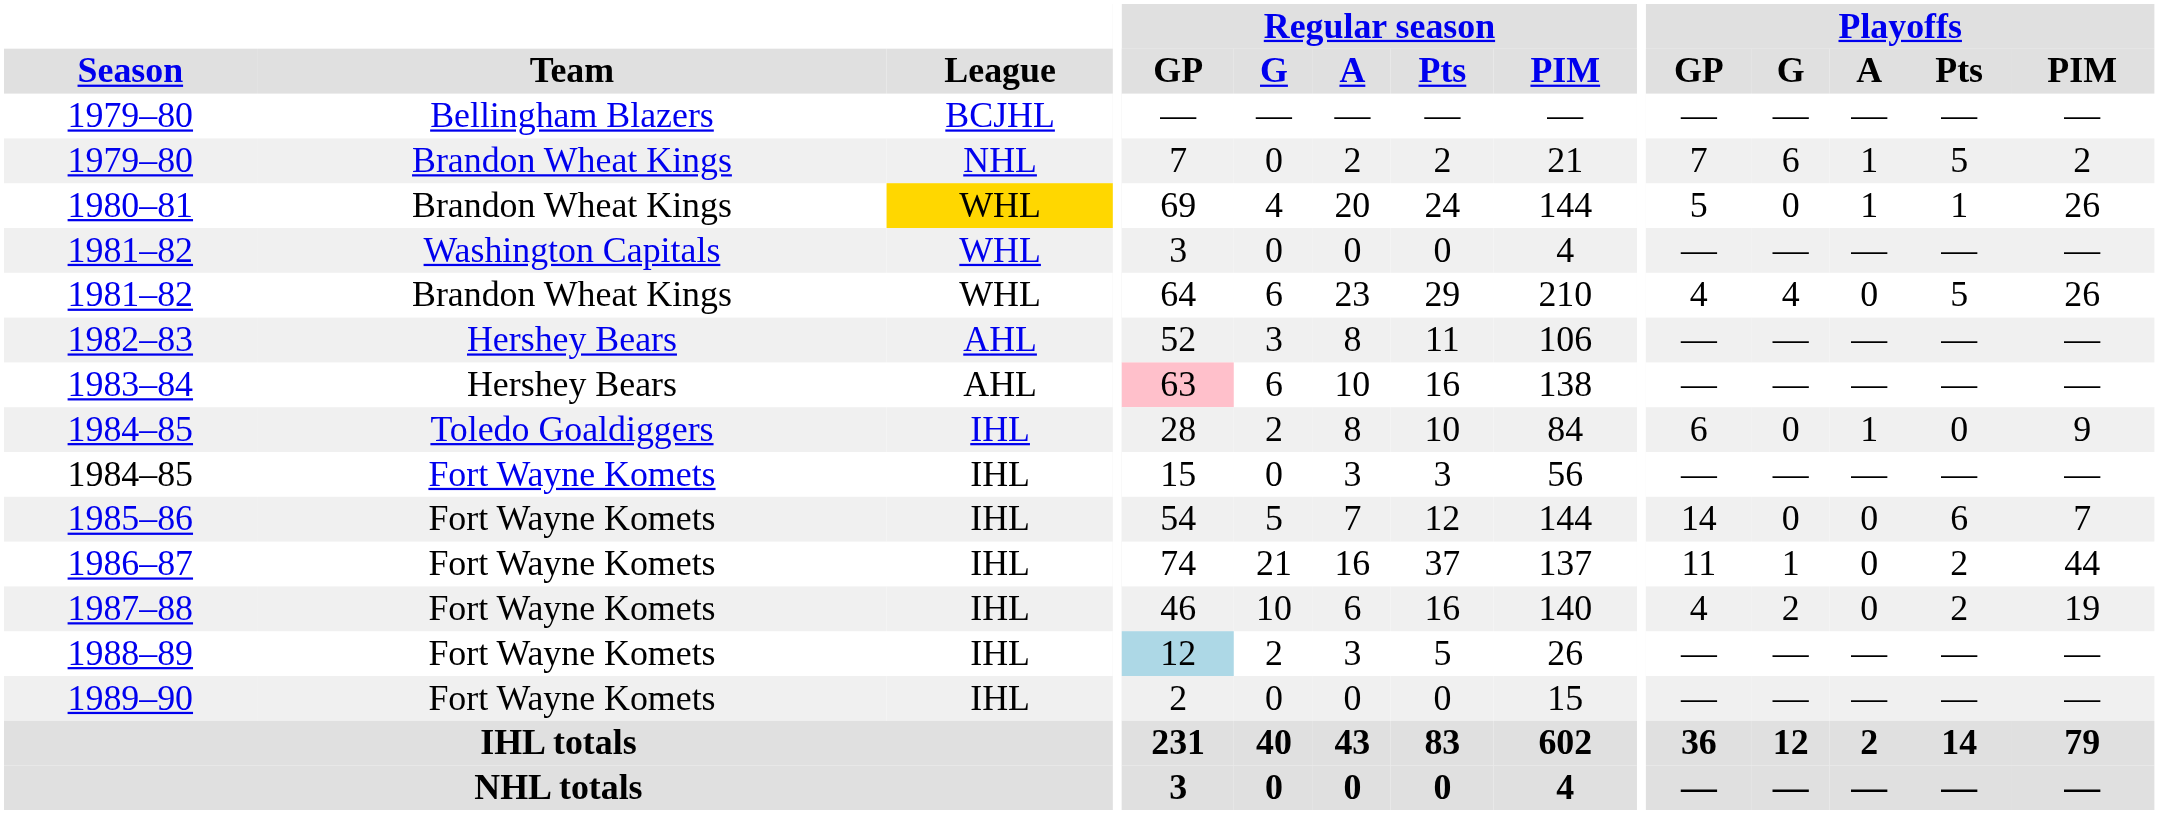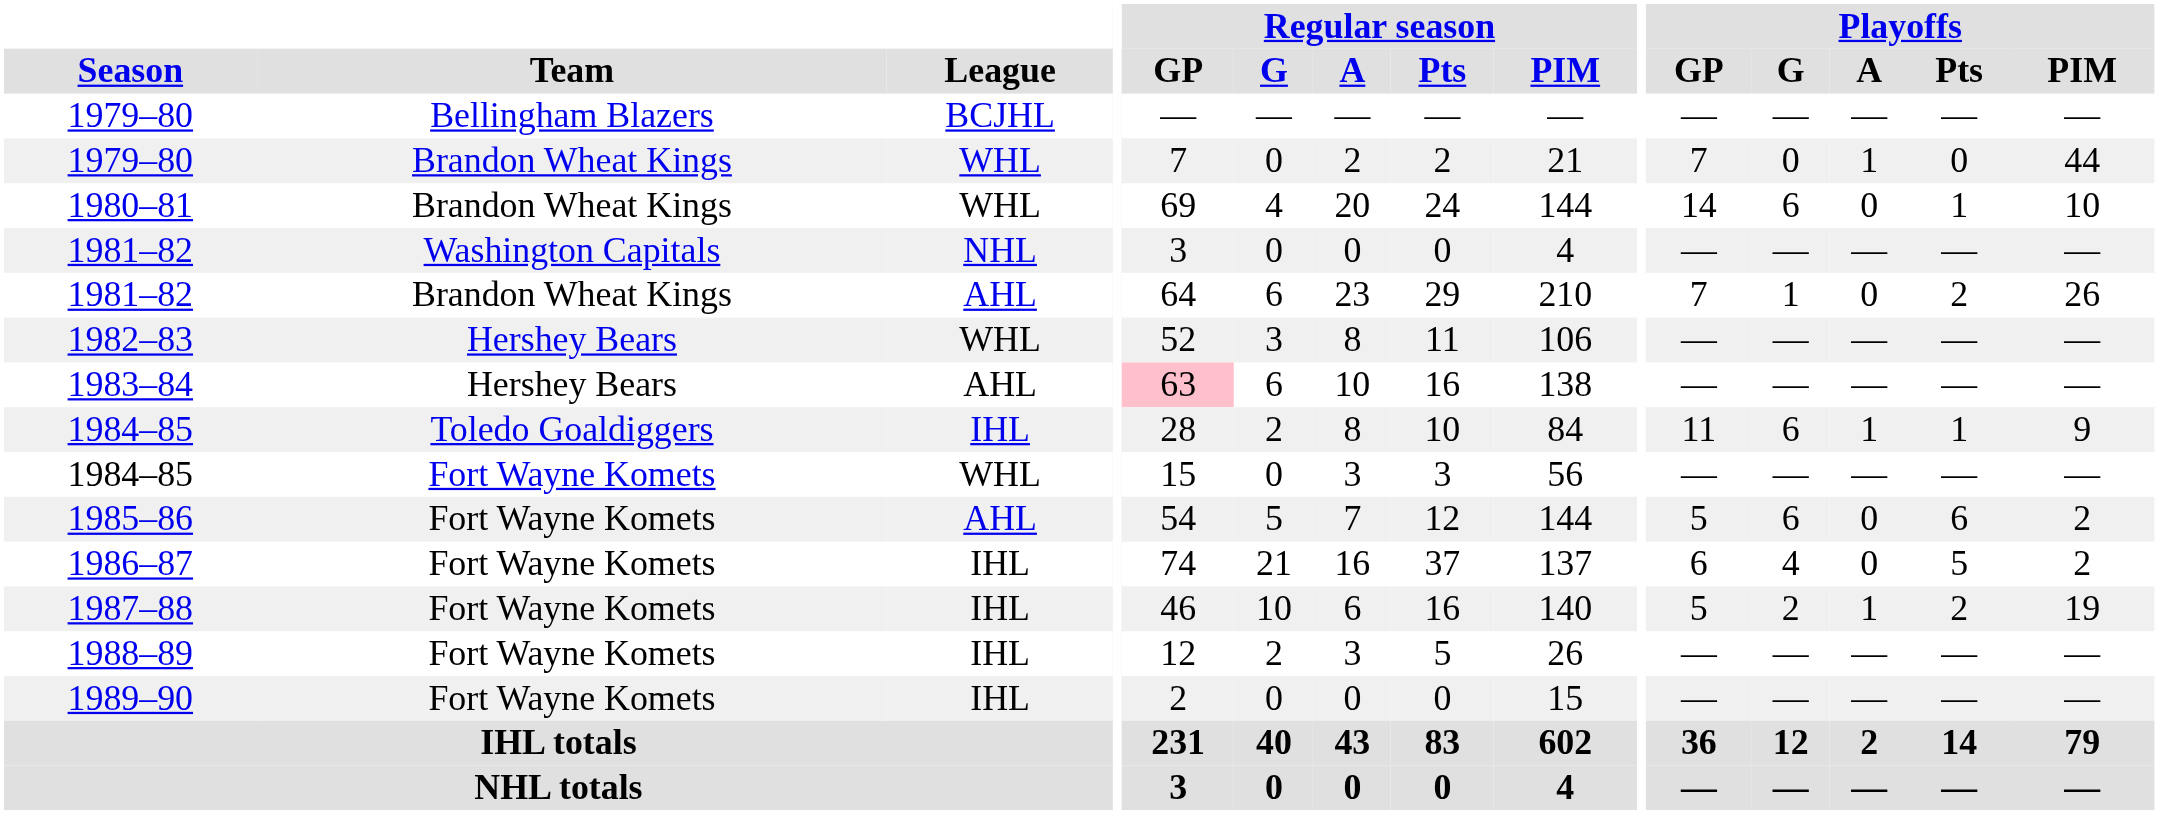(1000, 160) NHL -> (1000, 160) WHL
(1791, 160) 6 -> (1791, 160) 0
(1959, 160) 5 -> (1959, 160) 0
(2082, 160) 2 -> (2082, 160) 44
(1000, 204) gold background -> (1000, 204) no background
(1699, 204) 5 -> (1699, 204) 14
(1791, 204) 0 -> (1791, 204) 6
(1869, 204) 1 -> (1869, 204) 0
(2082, 204) 26 -> (2082, 204) 10
(1000, 249) WHL -> (1000, 249) NHL
(1000, 294) WHL -> (1000, 294) AHL
(1699, 294) 4 -> (1699, 294) 7
(1791, 294) 4 -> (1791, 294) 1
(1959, 294) 5 -> (1959, 294) 2
(1000, 339) AHL -> (1000, 339) WHL
(1699, 428) 6 -> (1699, 428) 11
(1791, 428) 0 -> (1791, 428) 6
(1959, 428) 0 -> (1959, 428) 1
(1000, 473) IHL -> (1000, 473) WHL
(1000, 518) IHL -> (1000, 518) AHL
(1699, 518) 14 -> (1699, 518) 5
(1791, 518) 0 -> (1791, 518) 6
(2082, 518) 7 -> (2082, 518) 2
(1699, 563) 11 -> (1699, 563) 6
(1791, 563) 1 -> (1791, 563) 4
(1959, 563) 2 -> (1959, 563) 5
(2082, 563) 44 -> (2082, 563) 2
(1699, 608) 4 -> (1699, 608) 5
(1869, 608) 0 -> (1869, 608) 1
(1178, 652) lightblue background -> (1178, 652) no background
